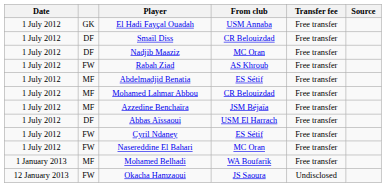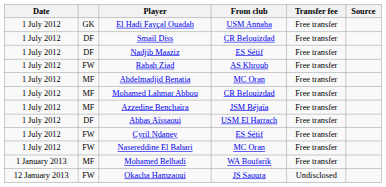(249, 51) MC Oran -> (249, 51) ES Sétif
(249, 79) ES Sétif -> (249, 79) MC Oran
